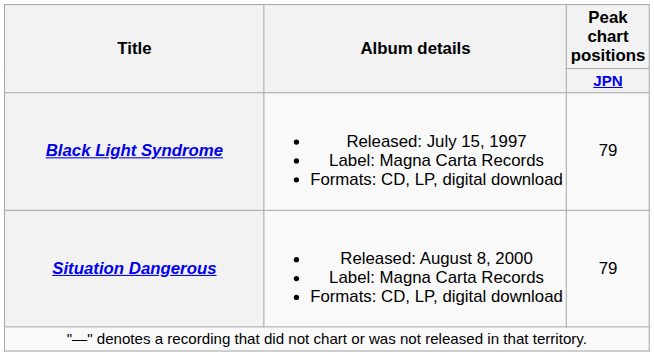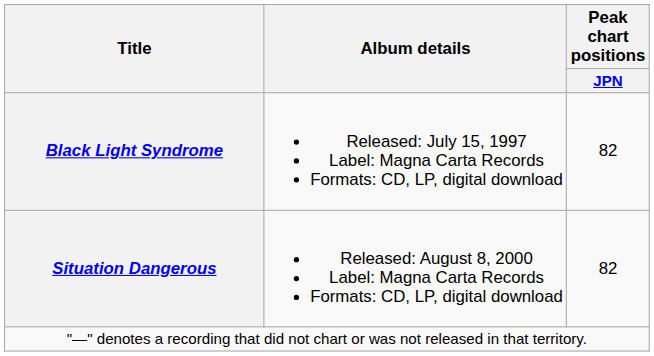(608, 151) 79 -> (608, 151) 82
(608, 268) 79 -> (608, 268) 82
